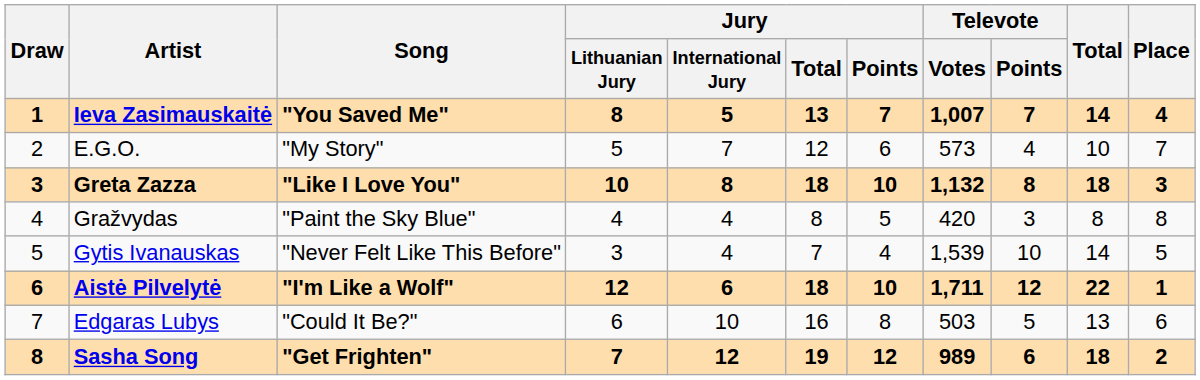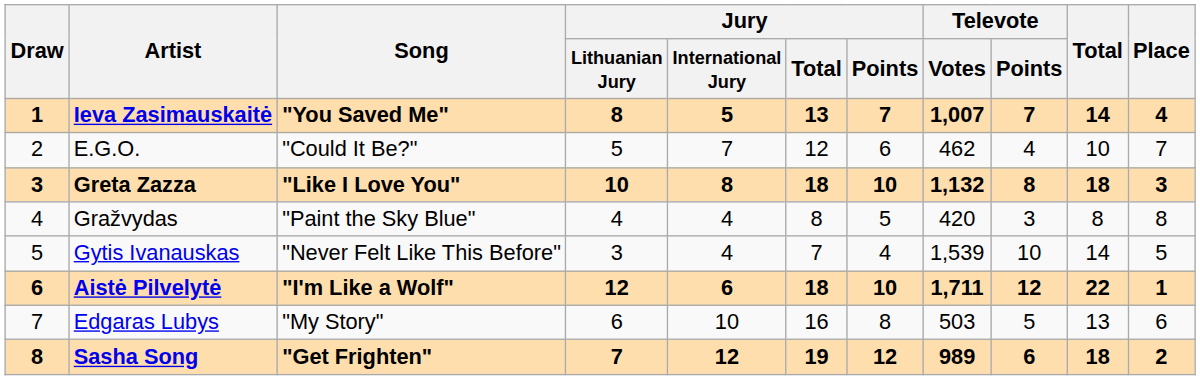(333, 149) "My Story" -> (350, 149) "Could It Be?"
(957, 149) 573 -> (957, 149) 462
(350, 322) "Could It Be?" -> (333, 322) "My Story"
